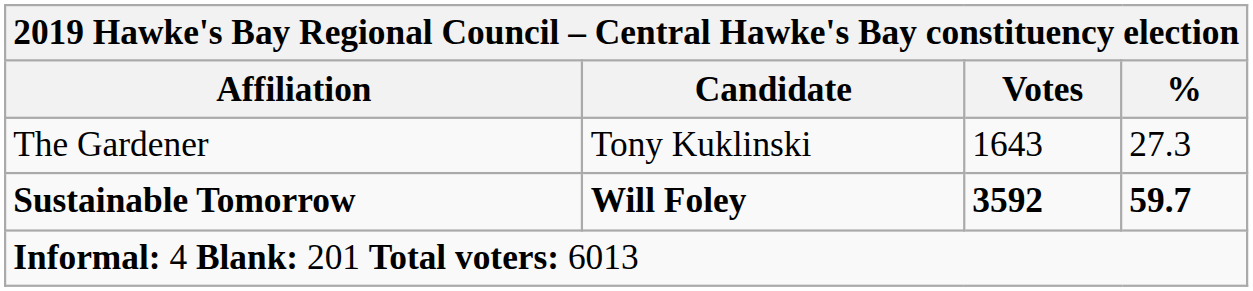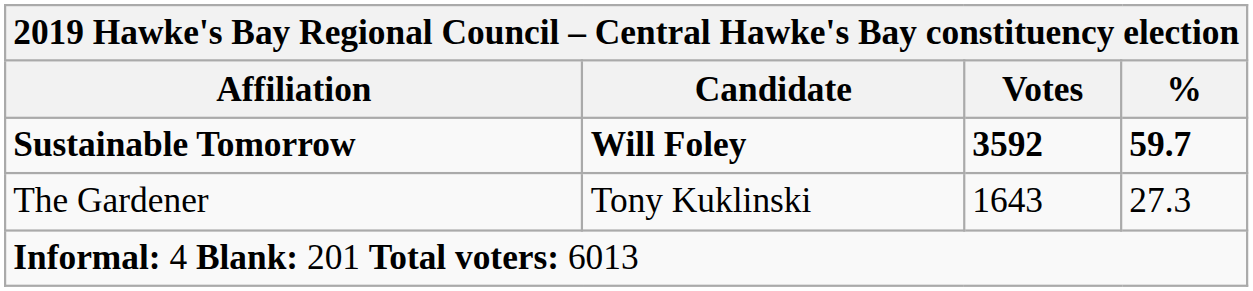rows swapped: (184, 200) <-> (111, 144)
